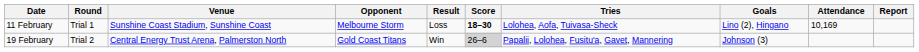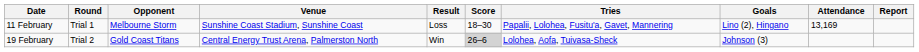columns swapped: (381, 11) <-> (222, 11)
(480, 26) bold -> (480, 26) normal
(560, 26) Lolohea, Aofa, Tuivasa-Sheck -> (588, 26) Papalii, Lolohea, Fusitu'a, Gavet, Mannering
(824, 26) 10,169 -> (824, 26) 13,169
(588, 40) Papalii, Lolohea, Fusitu'a, Gavet, Mannering -> (560, 40) Lolohea, Aofa, Tuivasa-Sheck
